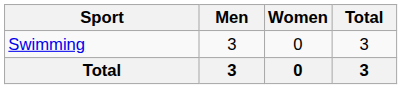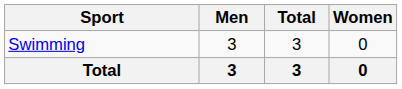columns swapped: (298, 17) <-> (364, 17)
